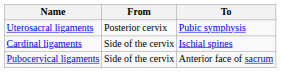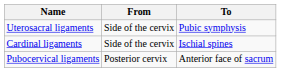(136, 28) Posterior cervix -> (139, 28) Side of the cervix
(139, 59) Side of the cervix -> (136, 59) Posterior cervix
